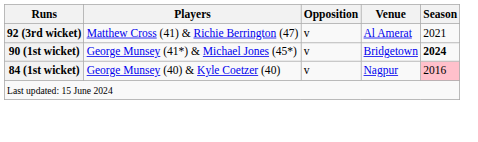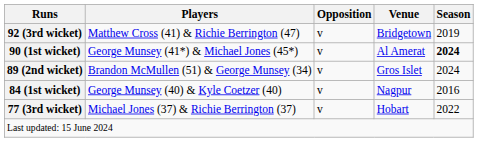(388, 33) Al Amerat -> (404, 33) Bridgetown
(435, 33) 2021 -> (448, 33) 2019
(391, 52) Bridgetown -> (401, 52) Al Amerat
+ row: (45, 71)
(435, 71) pink background -> (448, 90) no background
+ row: (45, 109)
